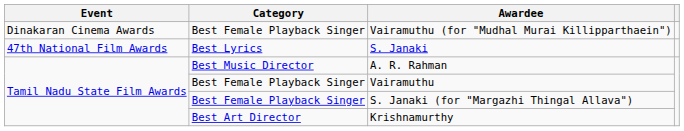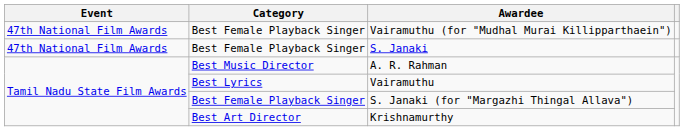(81, 30) Dinakaran Cinema Awards -> (87, 30) 47th National Film Awards
(227, 48) Best Lyrics -> (278, 48) Best Female Playback Singer
(278, 83) Best Female Playback Singer -> (227, 83) Best Lyrics
